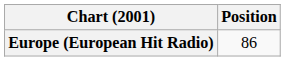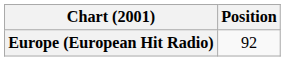(249, 42) 86 -> (249, 42) 92
